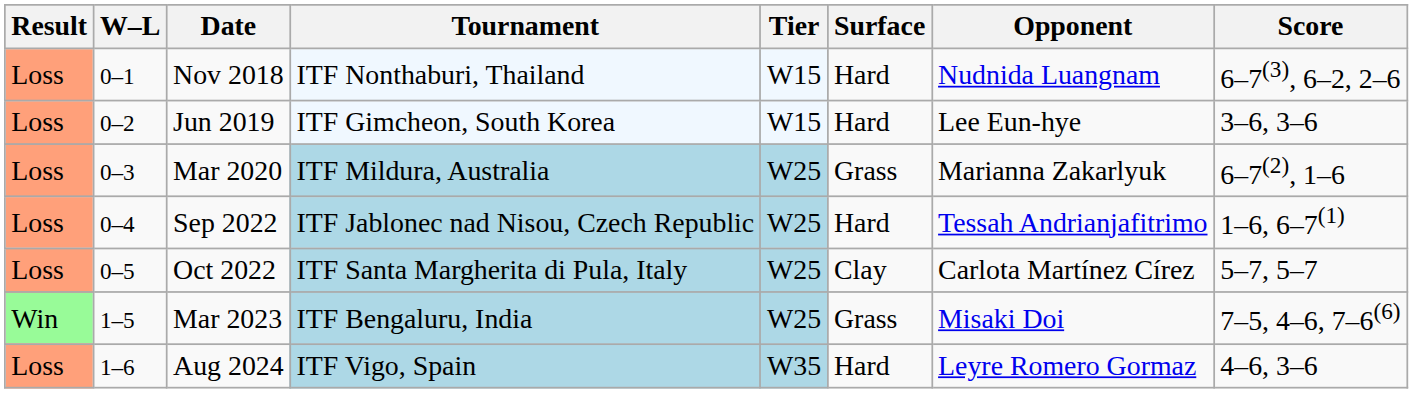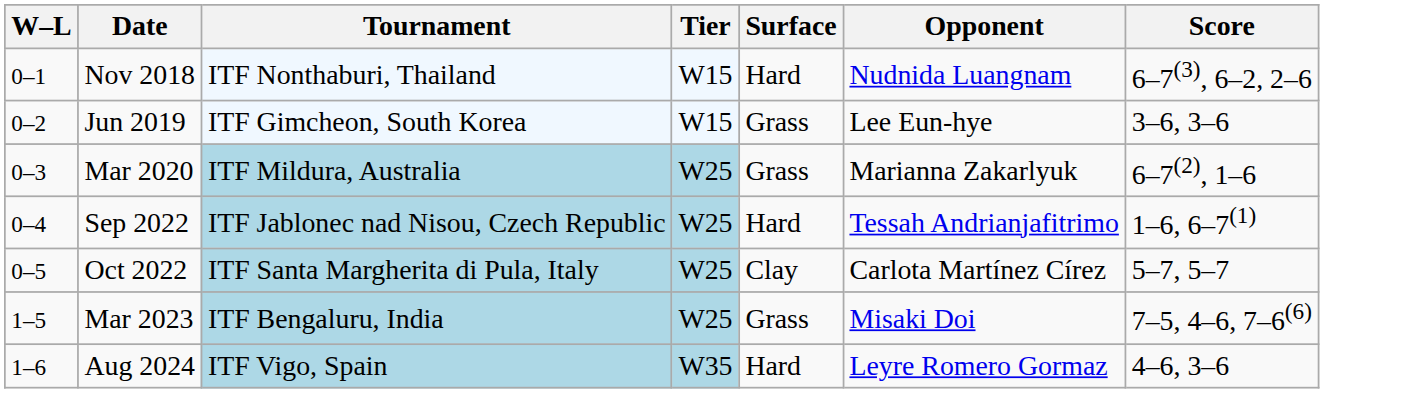- column: (49, 26)
(862, 122) Hard -> (777, 122) Grass
